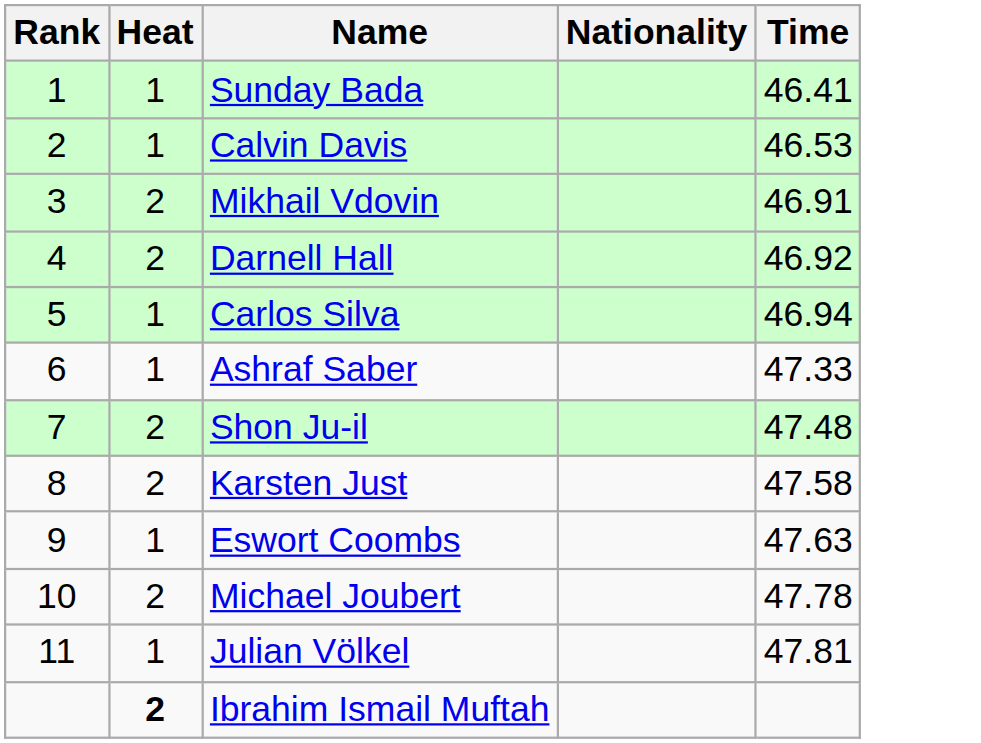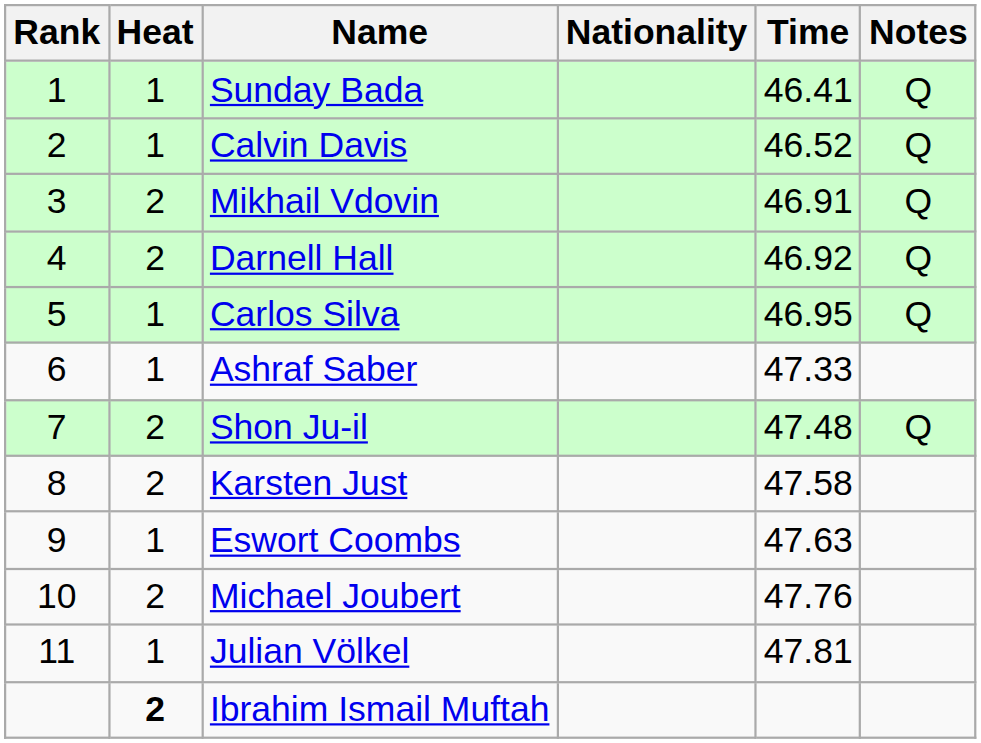+ column: (918, 32)
(808, 145) 46.53 -> (808, 145) 46.52
(808, 314) 46.94 -> (808, 314) 46.95
(808, 595) 47.78 -> (808, 595) 47.76
